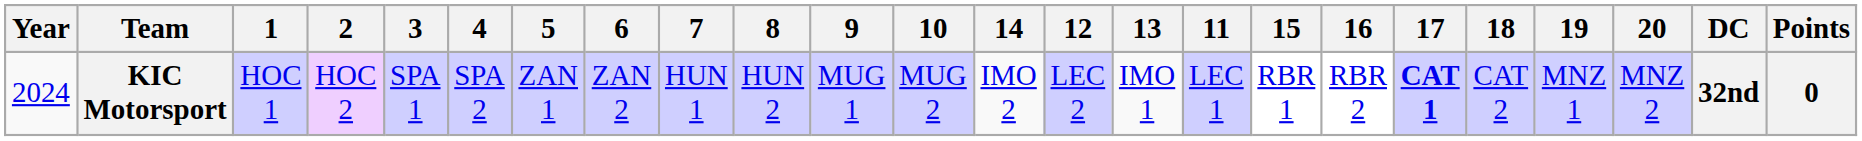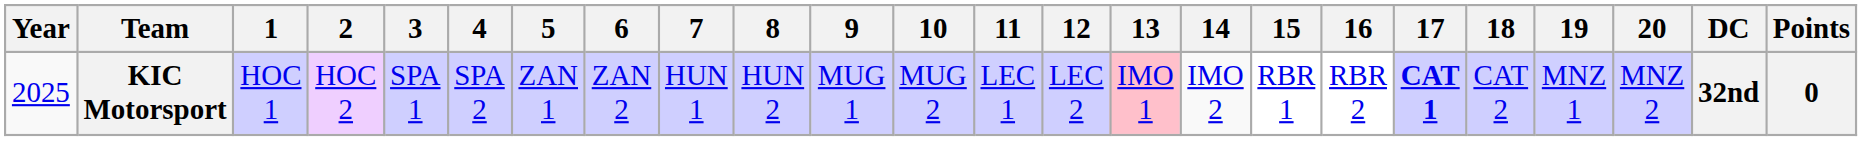columns swapped: (1216, 27) <-> (1009, 27)
(41, 92) 2024 -> (41, 92) 2025
(1147, 92) no background -> (1145, 92) pink background
